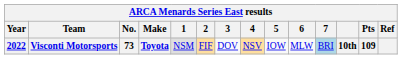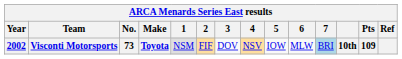(16, 46) 2022 -> (16, 46) 2002
